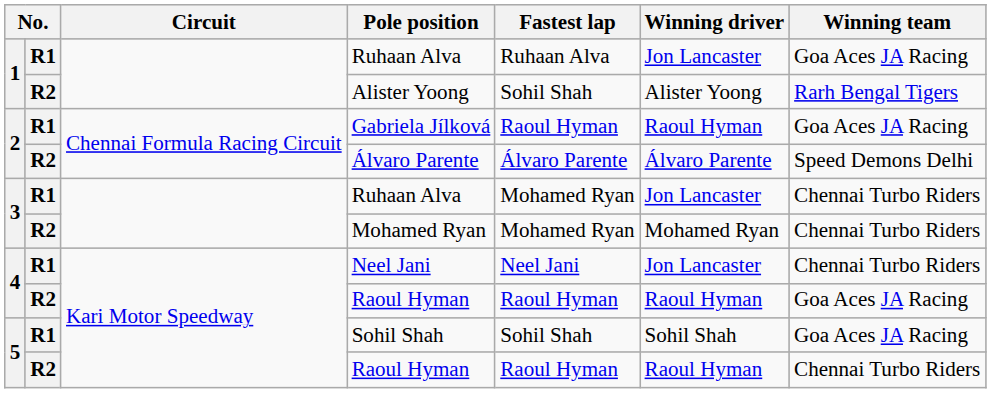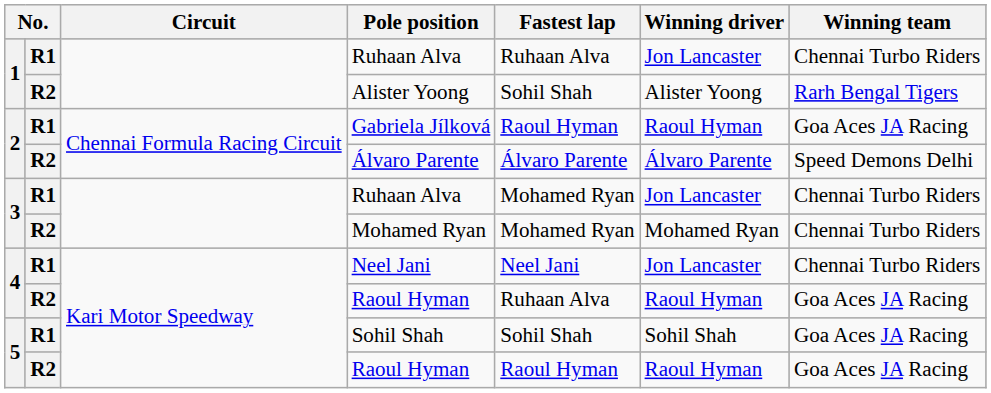(881, 56) Goa Aces JA Racing -> (887, 56) Chennai Turbo Riders
(559, 299) Raoul Hyman -> (555, 299) Ruhaan Alva
(887, 369) Chennai Turbo Riders -> (881, 369) Goa Aces JA Racing
